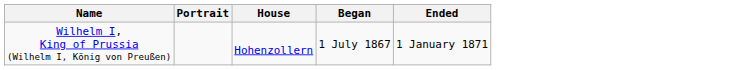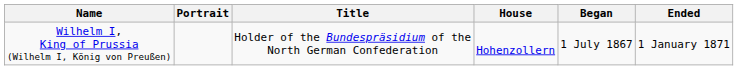+ column: (353, 13)
